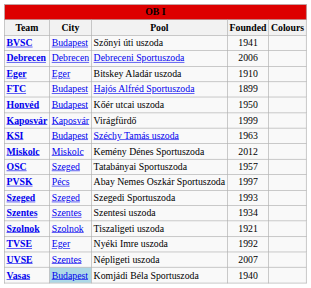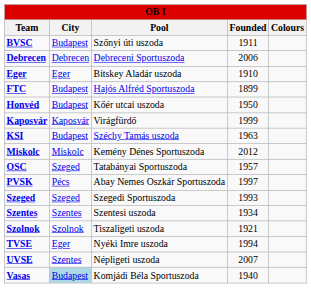(248, 43) 1941 -> (248, 43) 1911
(248, 244) 1992 -> (248, 244) 1994
